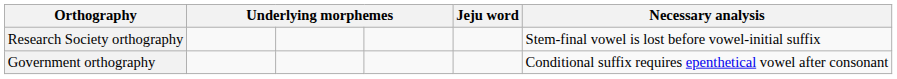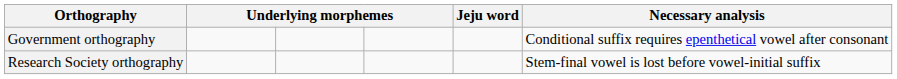rows swapped: (96, 39) <-> (82, 62)
